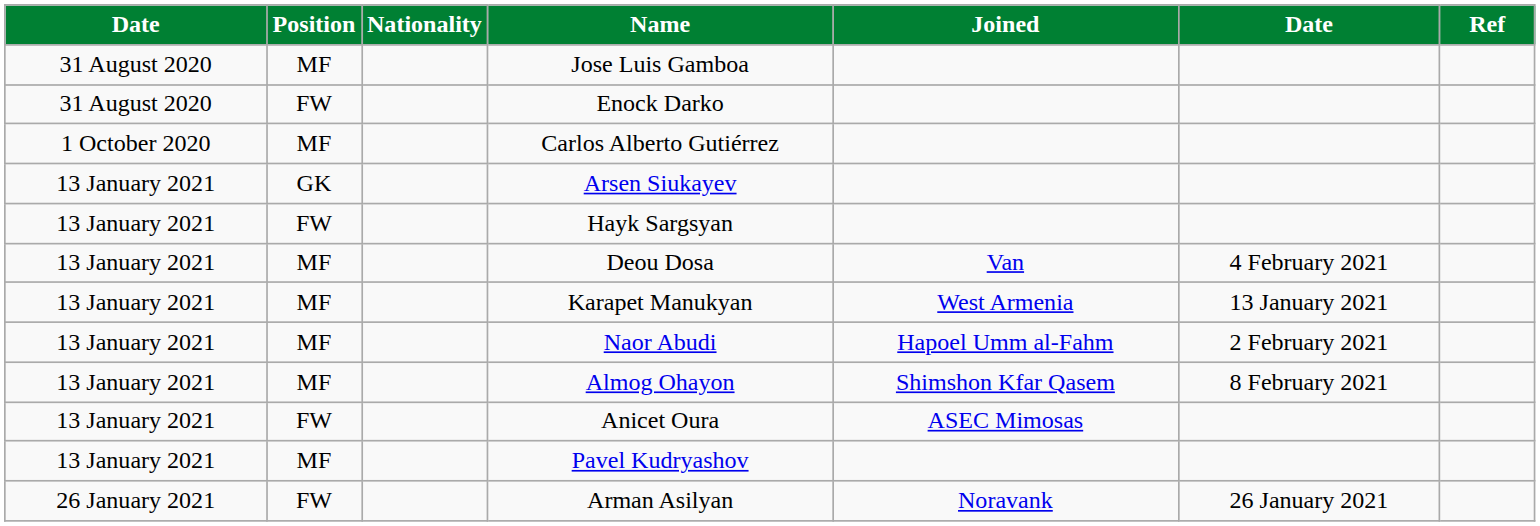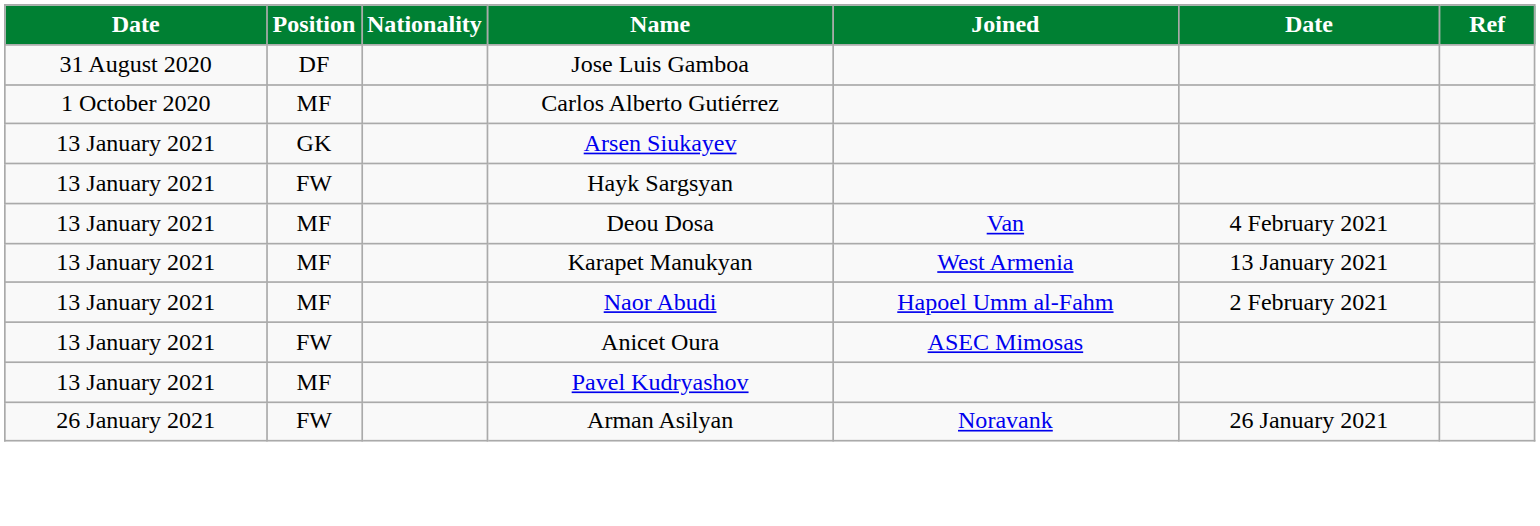(314, 64) MF -> (314, 64) DF
- row: (660, 104)
- row: (660, 381)
